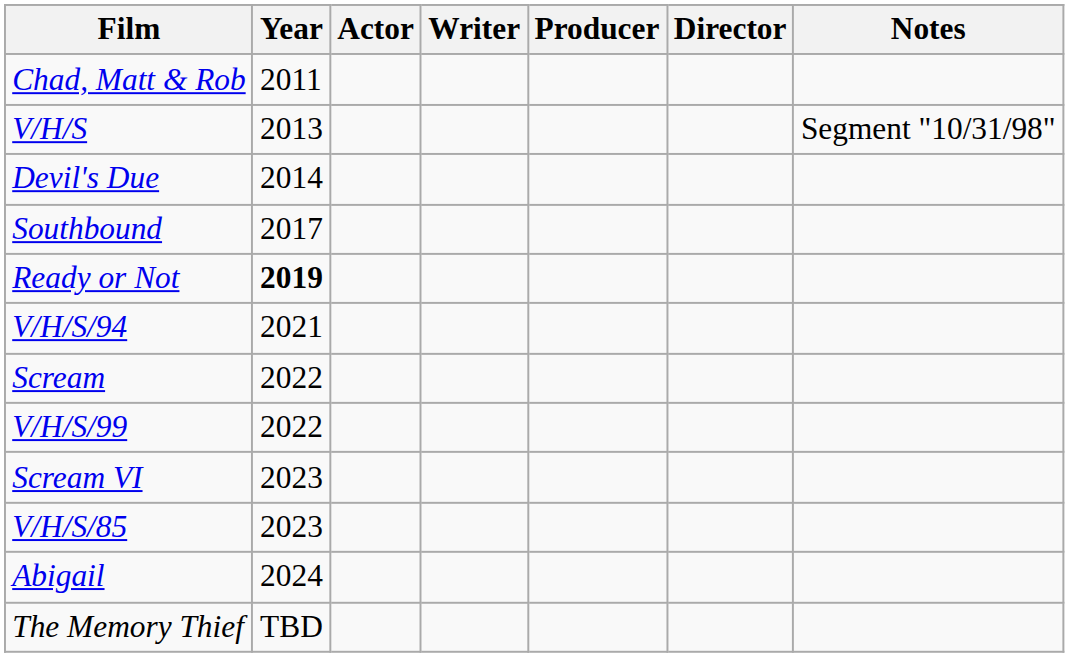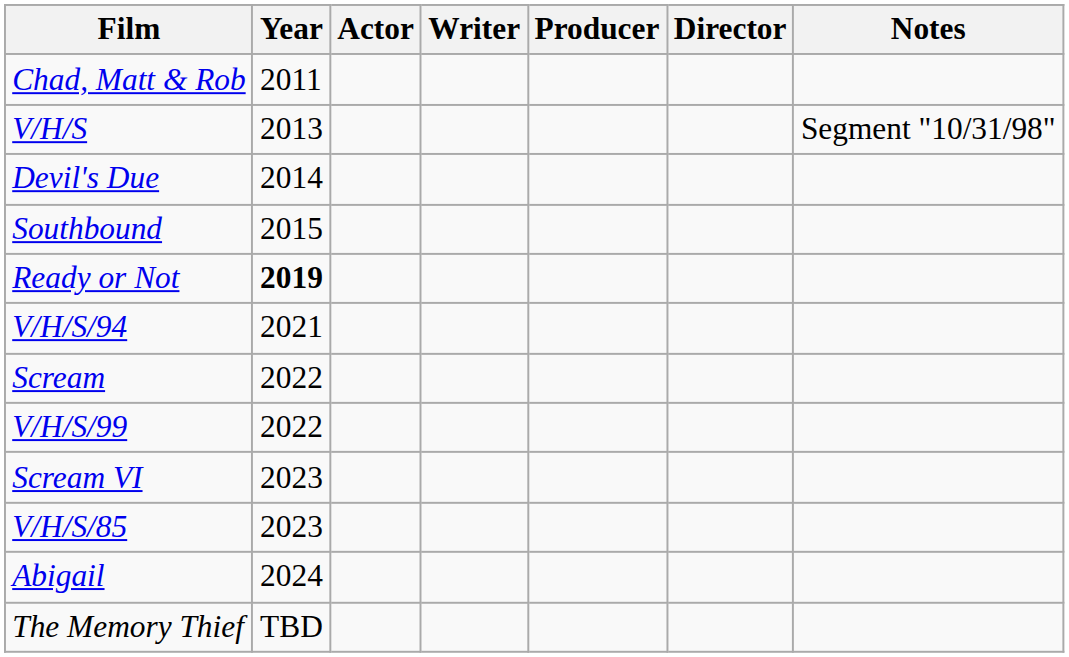(291, 228) 2017 -> (291, 228) 2015
